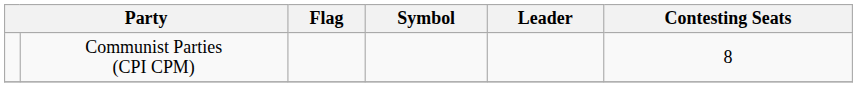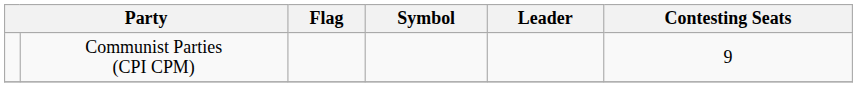(728, 57) 8 -> (728, 57) 9
